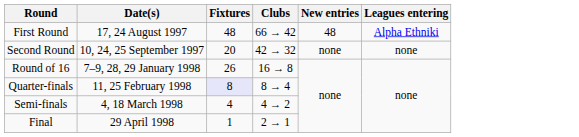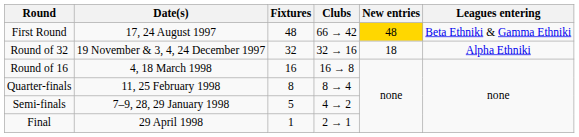(330, 31) no background -> (391, 31) gold background
(406, 31) Alpha Ethniki -> (498, 31) Beta Ethniki & Gamma Ethniki
- row: (41, 50)
+ row: (39, 50)
(142, 68) 7–9, 28, 29 January 1998 -> (171, 68) 4, 18 March 1998
(230, 68) 26 -> (291, 68) 16
(230, 86) lavender background -> (291, 86) no background
(142, 104) 4, 18 March 1998 -> (171, 104) 7–9, 28, 29 January 1998
(230, 104) 4 -> (291, 104) 5
